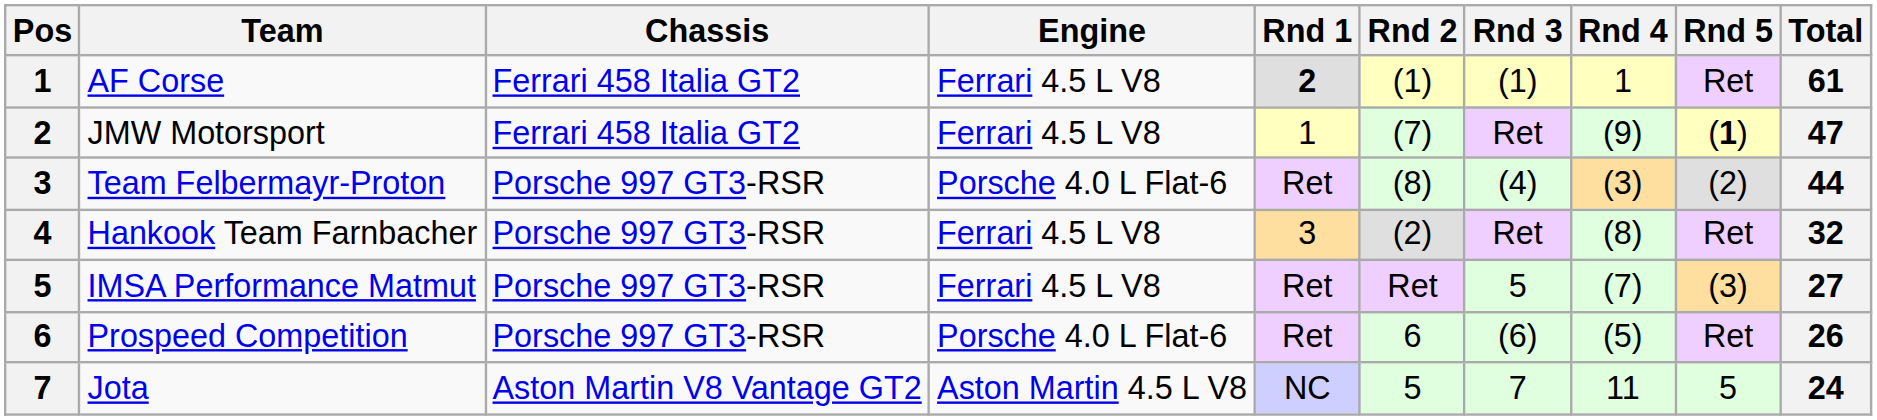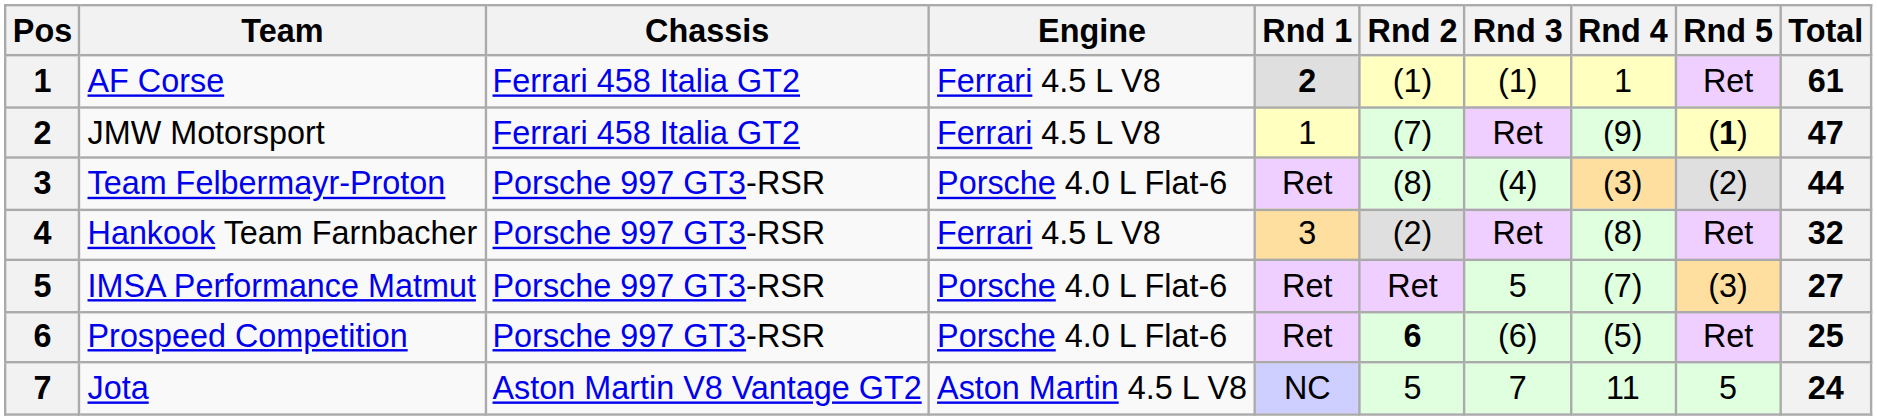(1049, 285) Ferrari 4.5 L V8 -> (1082, 285) Porsche 4.0 L Flat-6
(1412, 336) normal -> (1412, 336) bold
(1826, 336) 26 -> (1826, 336) 25
